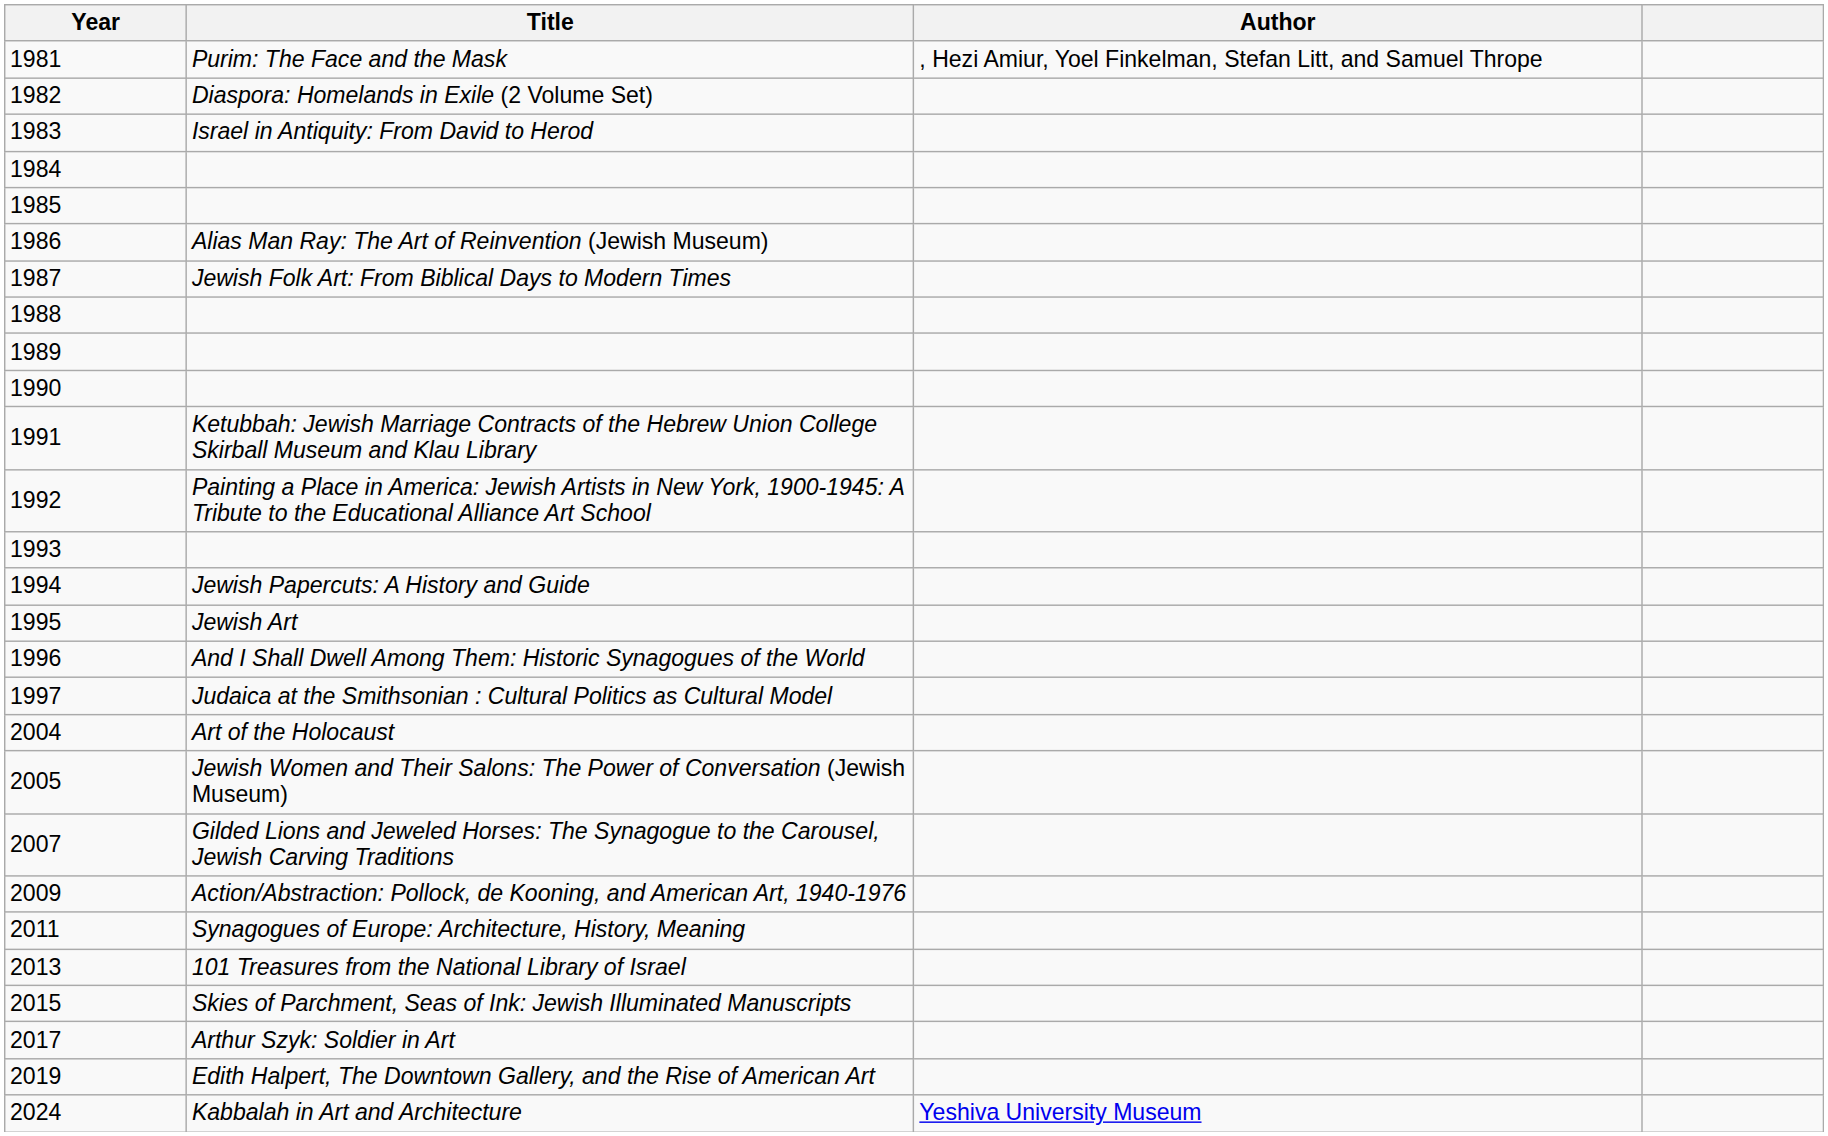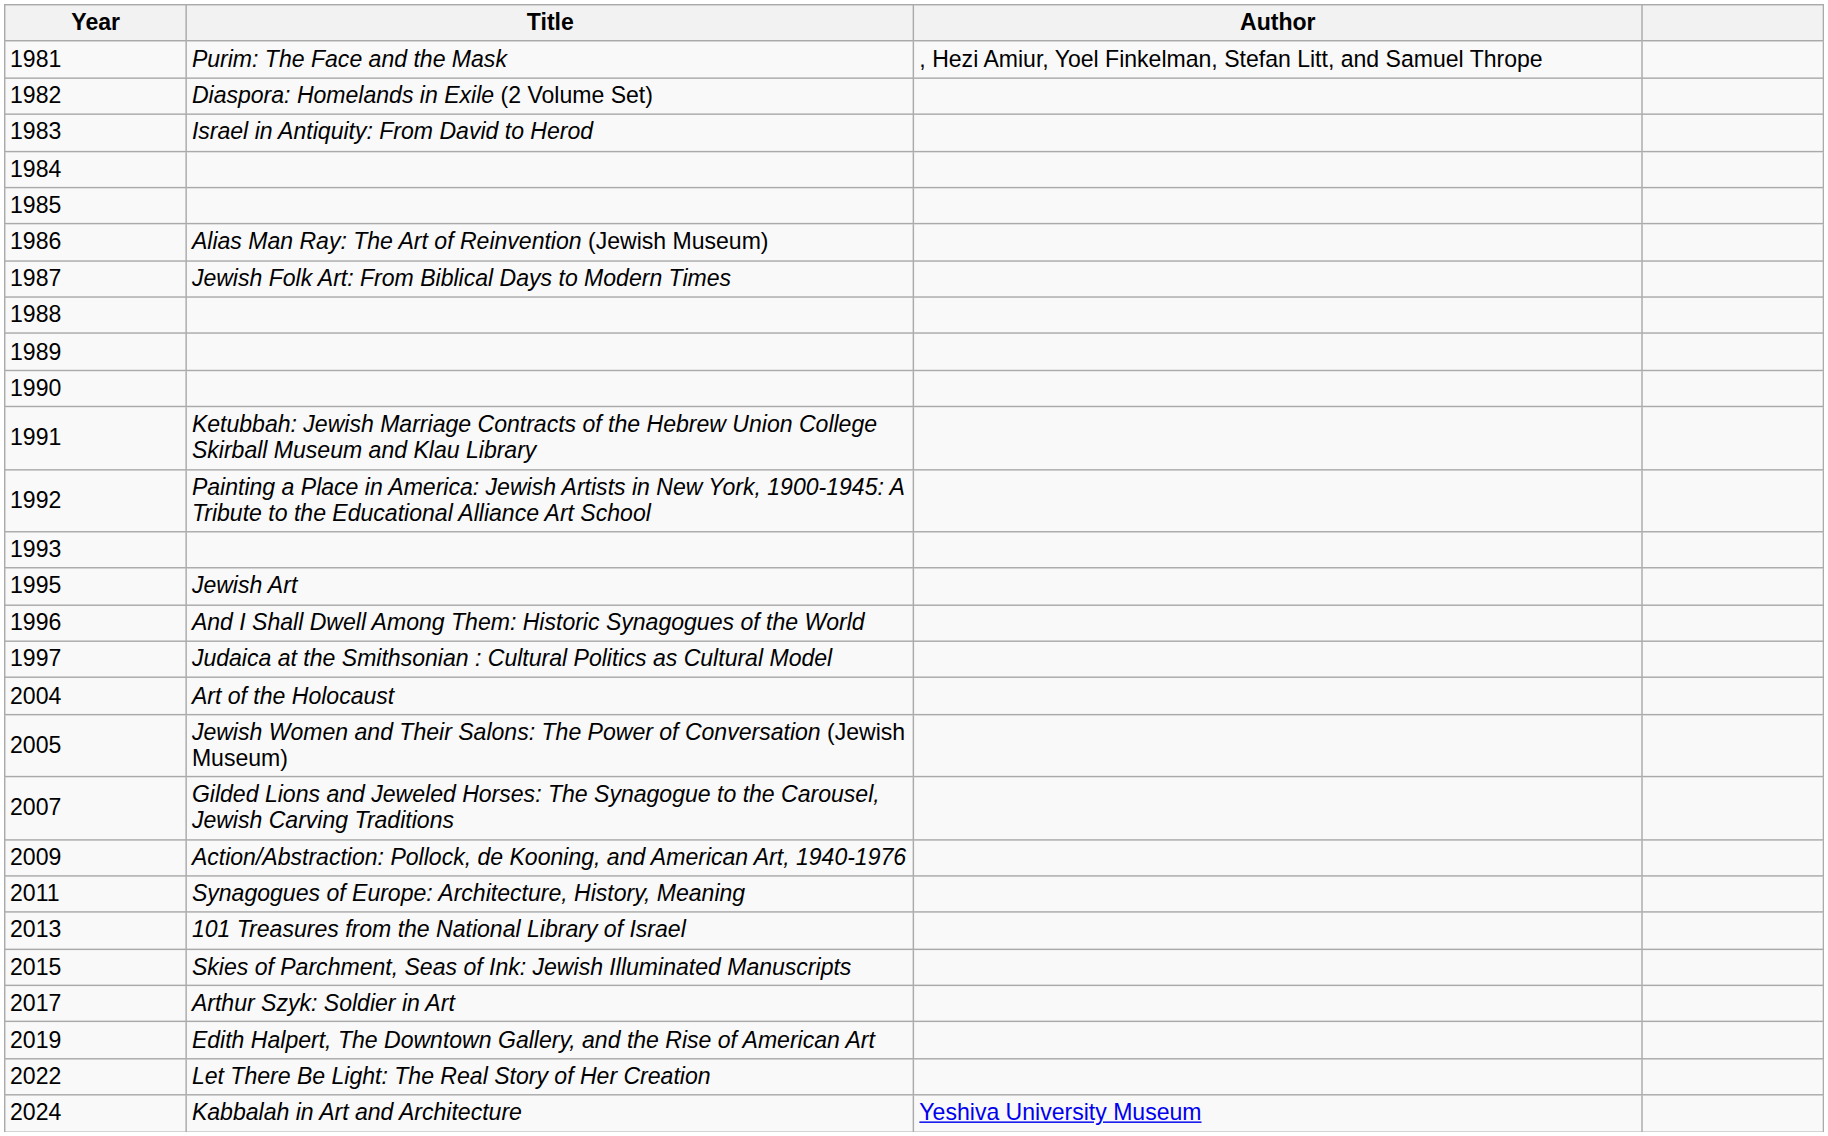- row: (36, 586)
+ row: (36, 1076)
